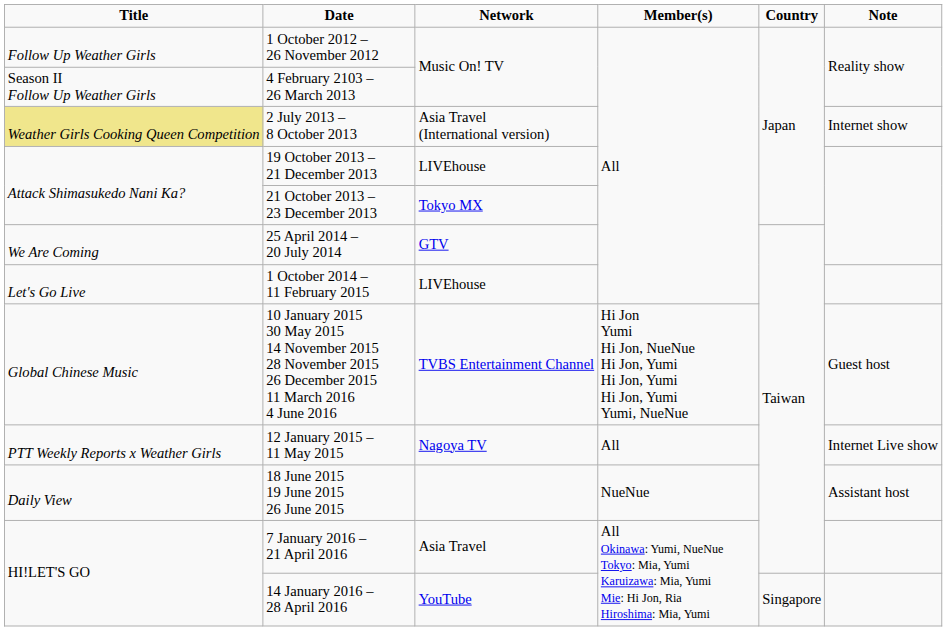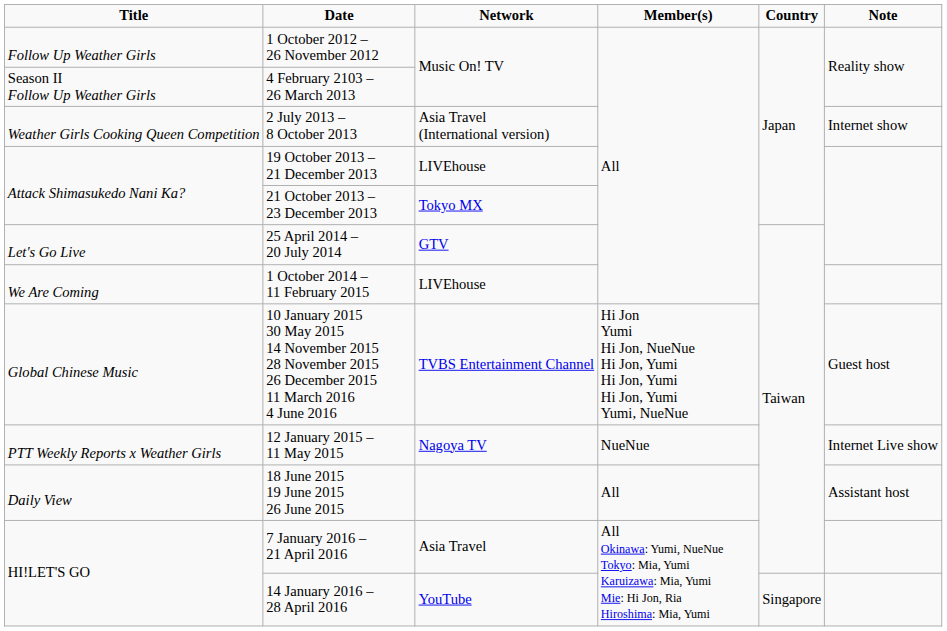(134, 134) khaki background -> (134, 134) no background
(53, 252) We Are Coming -> (47, 252) Let's Go Live
(47, 292) Let's Go Live -> (53, 292) We Are Coming
(610, 444) All -> (625, 444) NueNue
(625, 492) NueNue -> (610, 492) All
